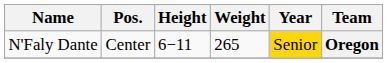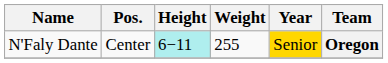(175, 44) no background -> (175, 44) paleturquoise background
(227, 44) 265 -> (227, 44) 255
